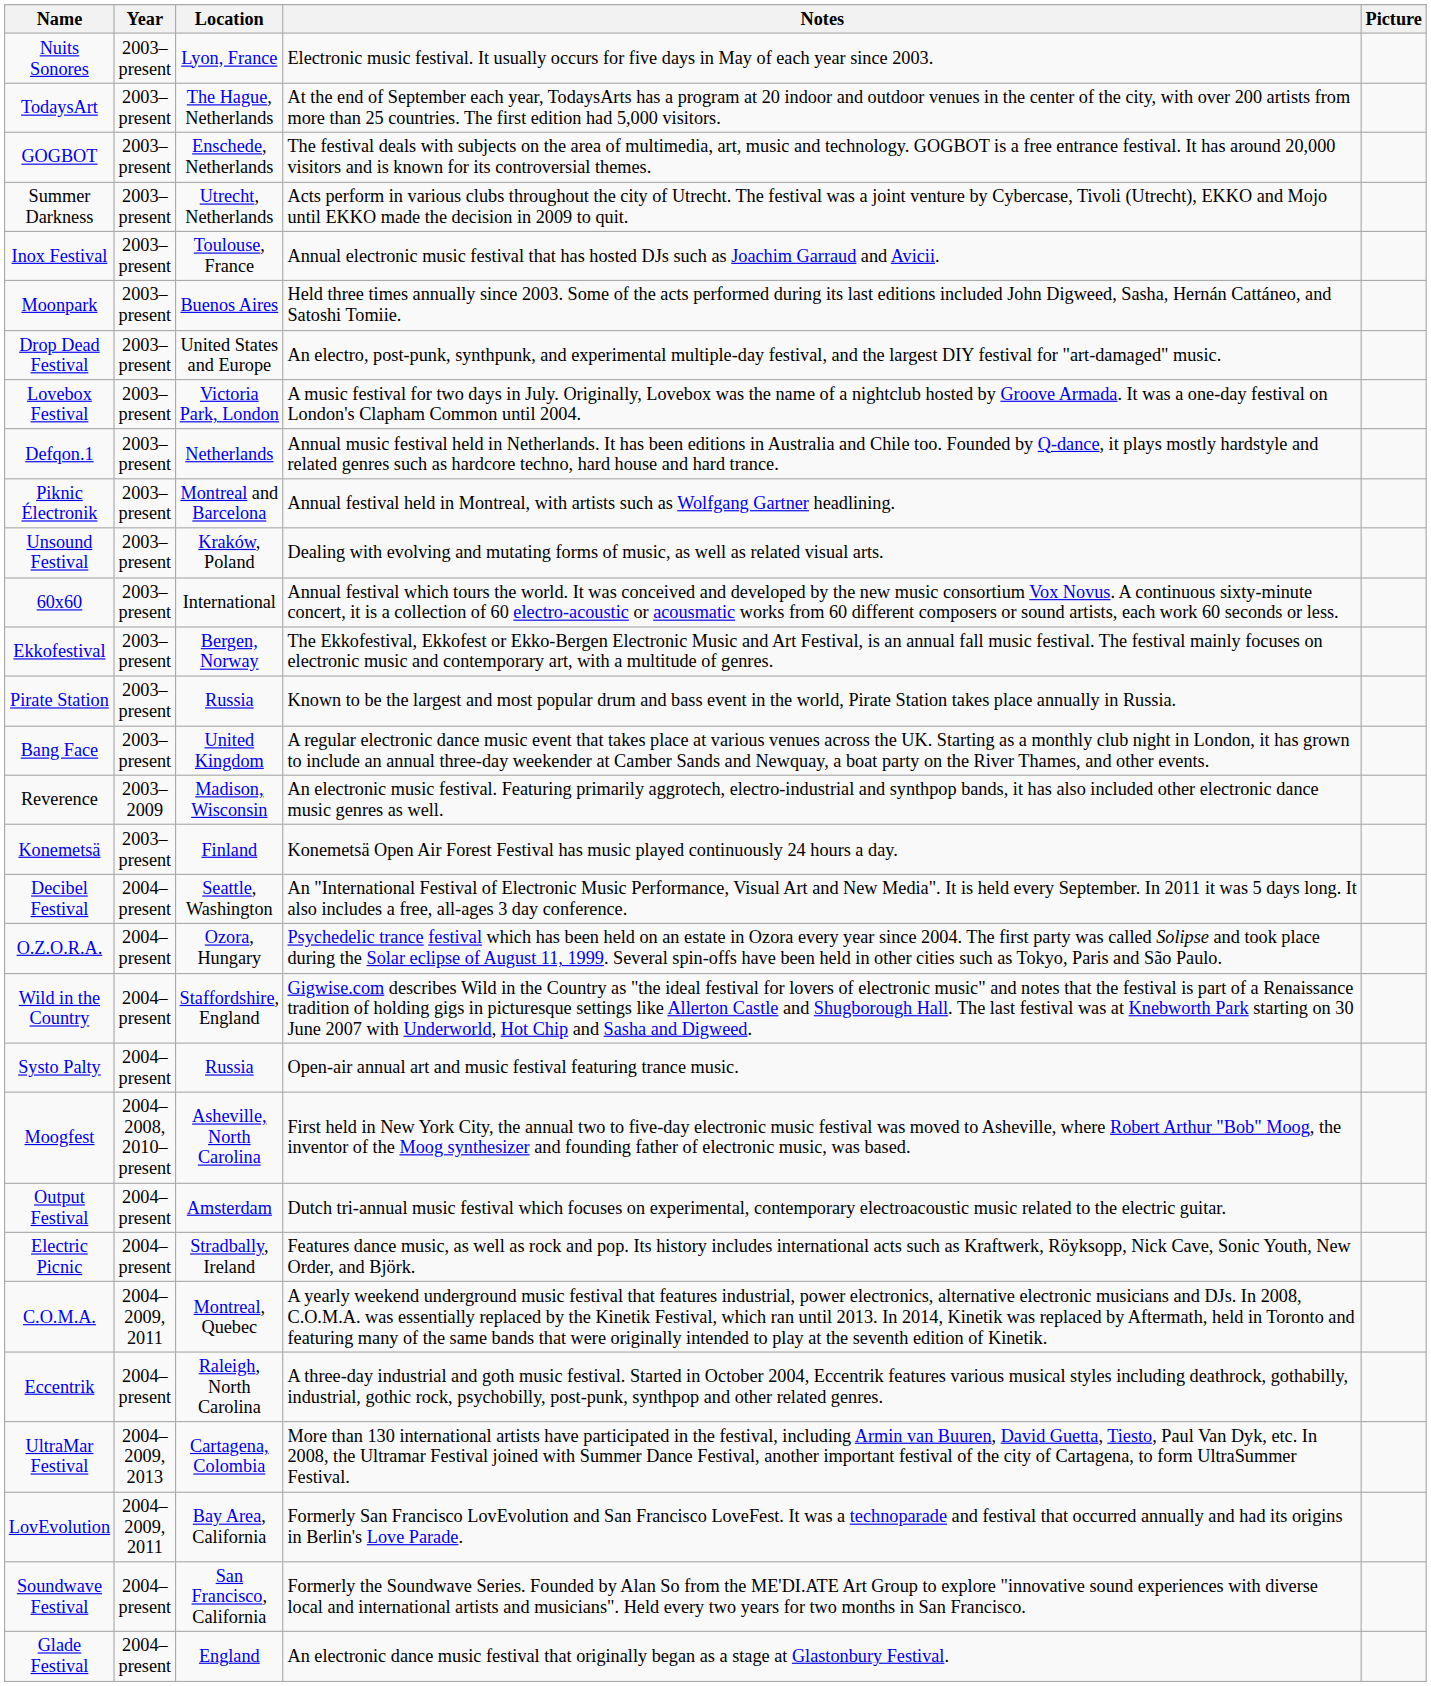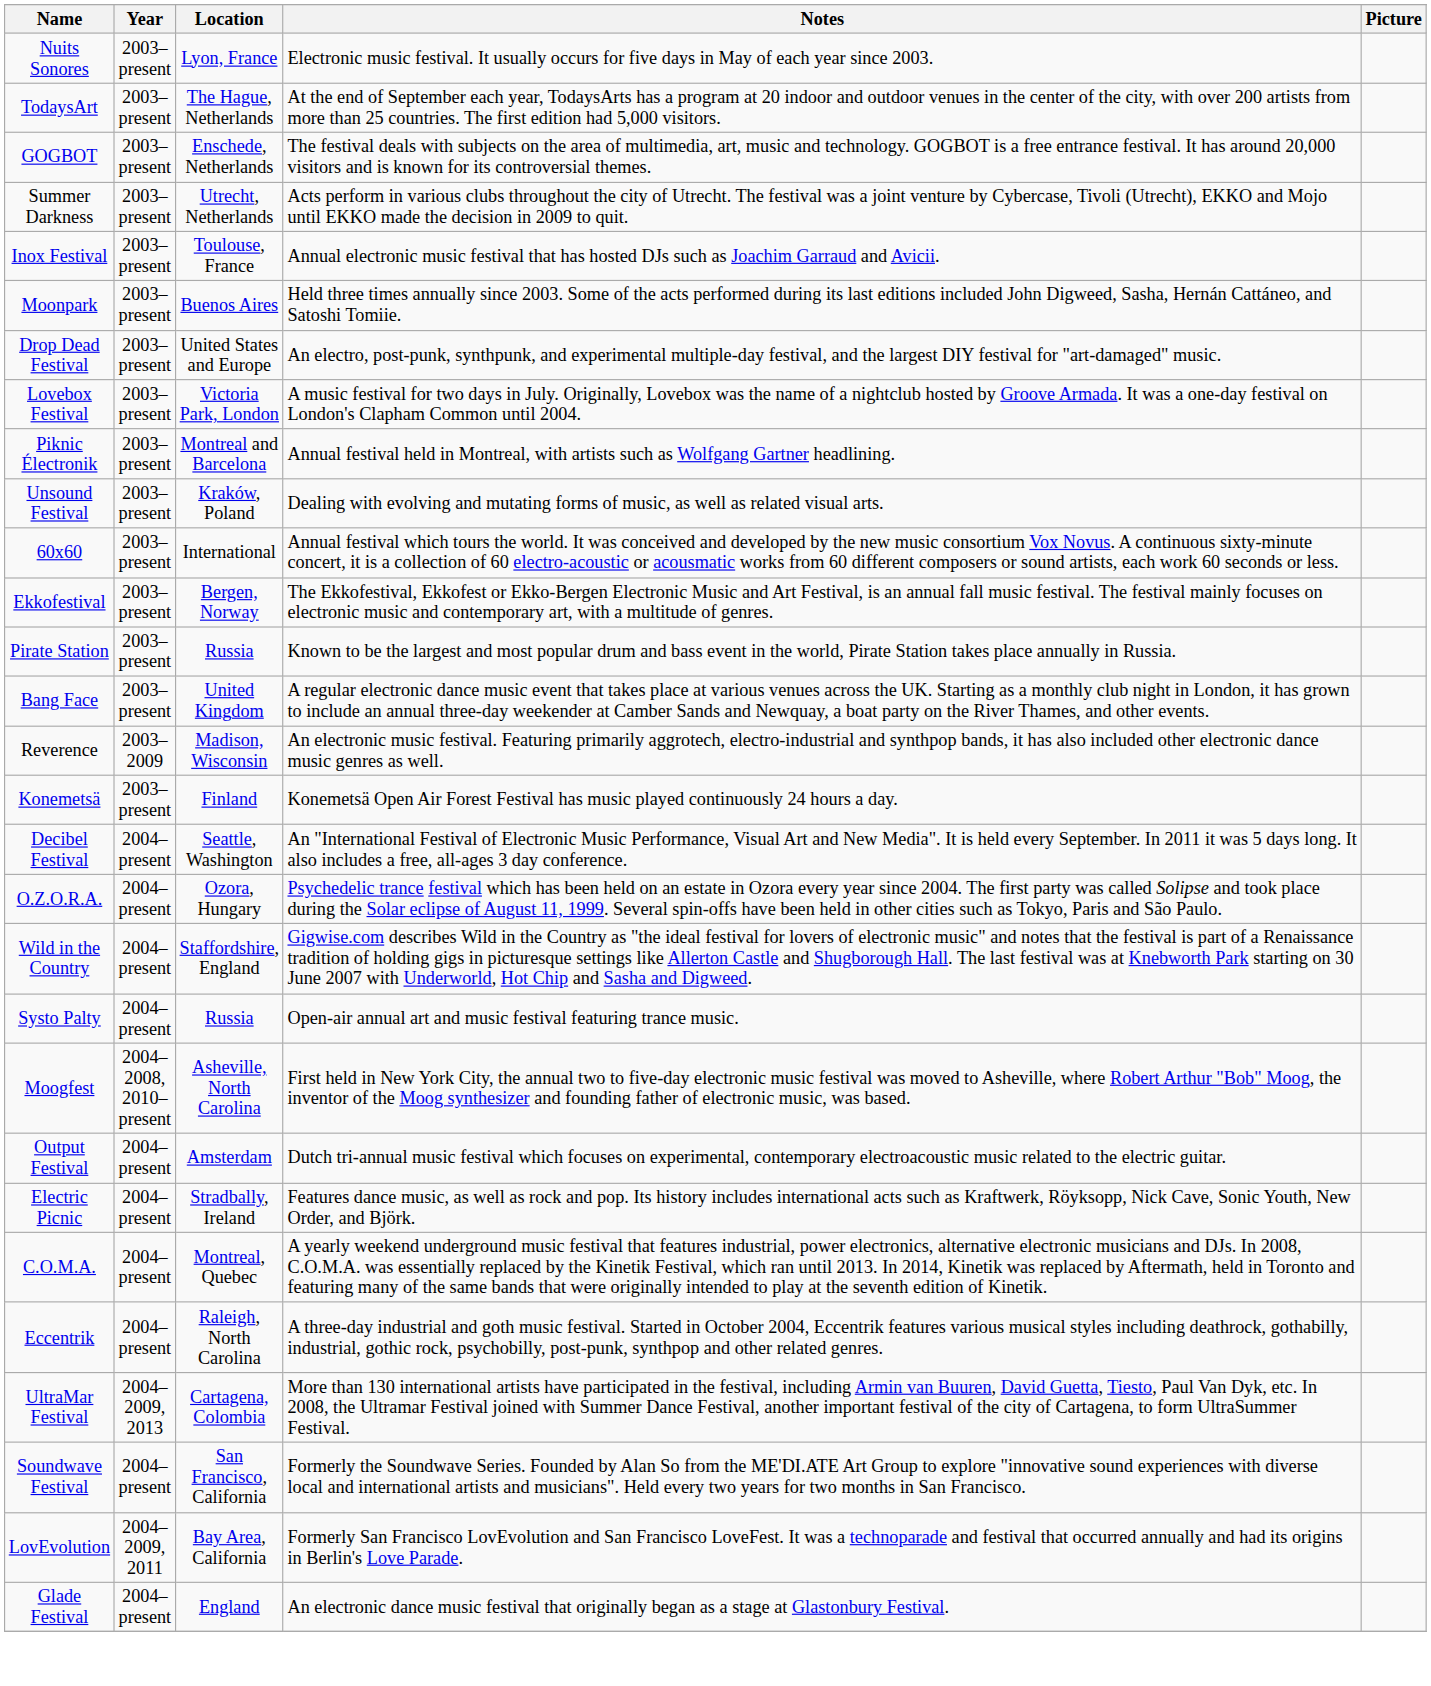- row: (59, 453)
(145, 1316) 2004–2009, 2011 -> (145, 1267) 2004–present
rows swapped: (59, 1596) <-> (59, 1526)
